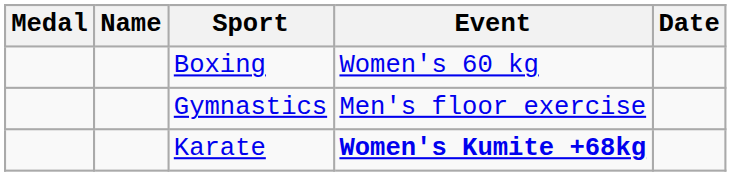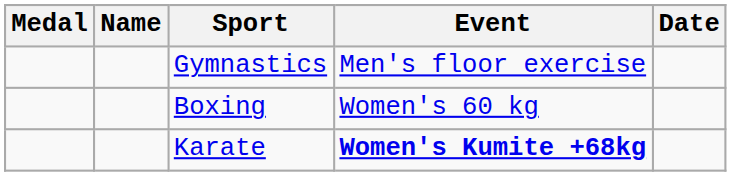rows swapped: (220, 67) <-> (250, 109)
